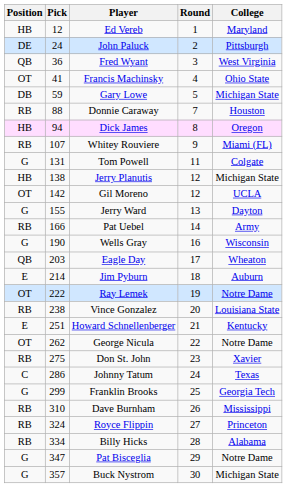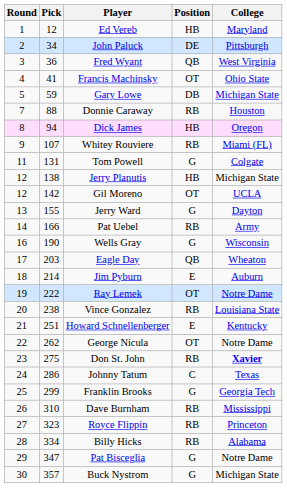columns swapped: (195, 12) <-> (25, 12)
(57, 45) 24 -> (51, 45) 34
(247, 359) normal -> (247, 359) bold
(57, 425) 324 -> (51, 425) 323
